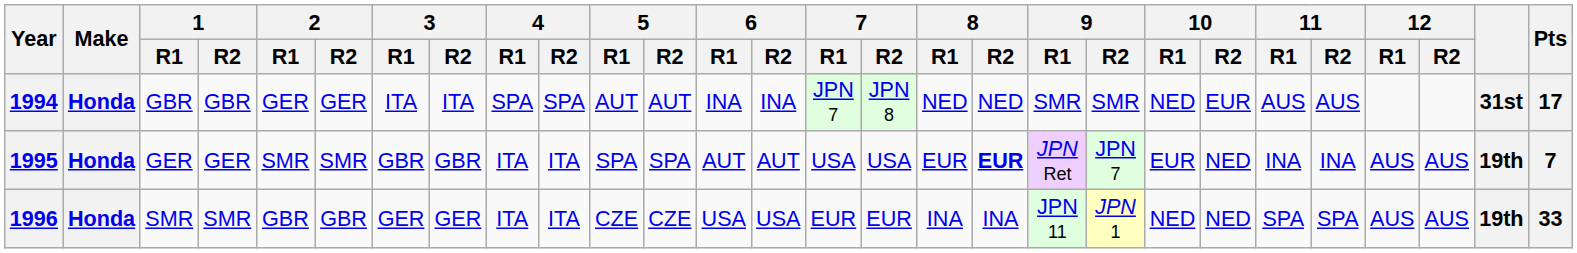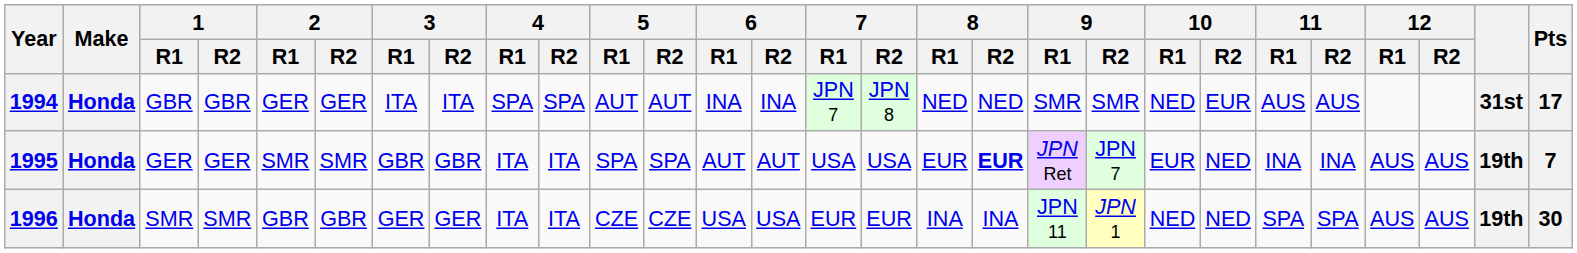(1550, 219) 33 -> (1550, 219) 30
